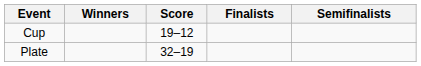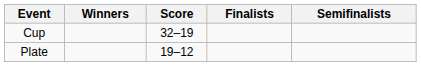(177, 33) 19–12 -> (177, 33) 32–19
(177, 52) 32–19 -> (177, 52) 19–12
